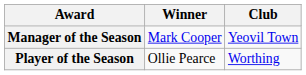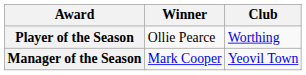rows swapped: (75, 59) <-> (75, 37)
